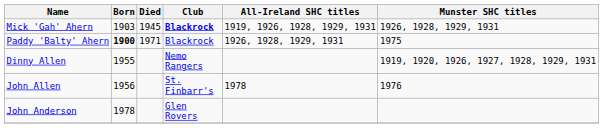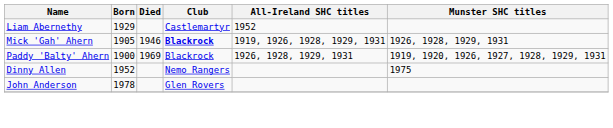+ row: (44, 26)
(124, 26) 1903 -> (124, 41) 1905
(150, 26) 1945 -> (150, 41) 1946
(124, 41) bold -> (124, 56) normal
(150, 41) 1971 -> (150, 56) 1969
(391, 41) 1975 -> (498, 56) 1919, 1920, 1926, 1927, 1928, 1929, 1931
(124, 61) 1955 -> (124, 70) 1952
(488, 61) 1919, 1920, 1926, 1927, 1928, 1929, 1931 -> (400, 70) 1975
- row: (33, 86)
